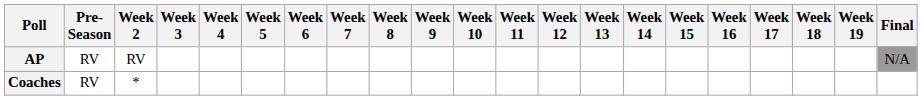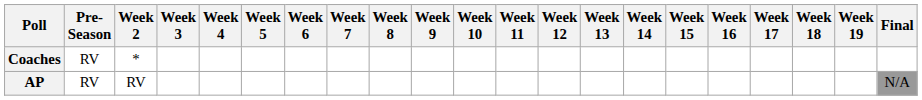rows swapped: (34, 59) <-> (34, 83)
